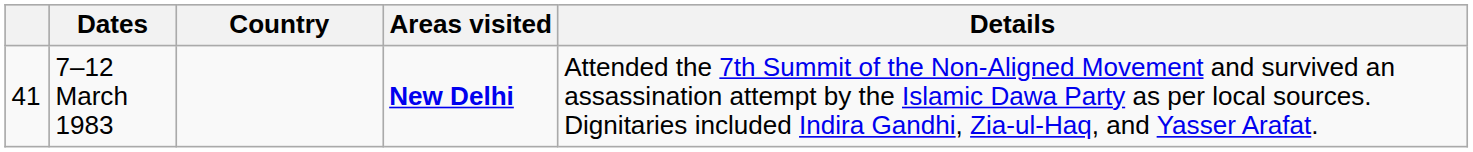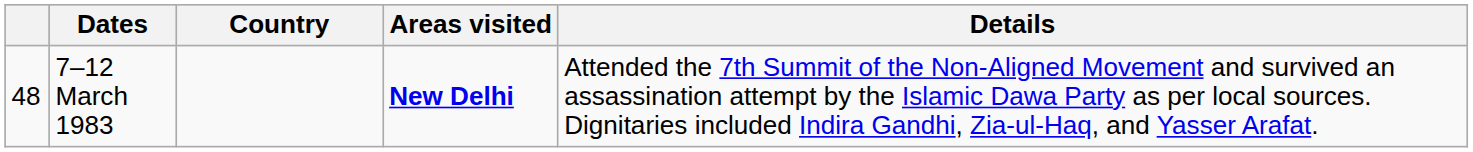(26, 95) 41 -> (26, 95) 48
